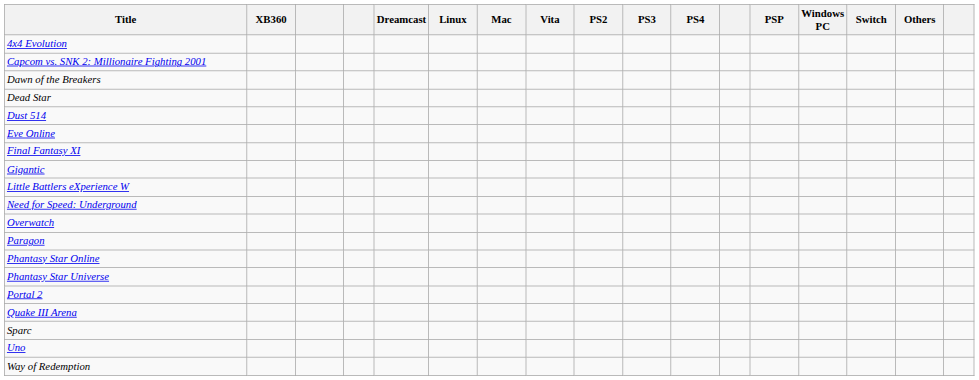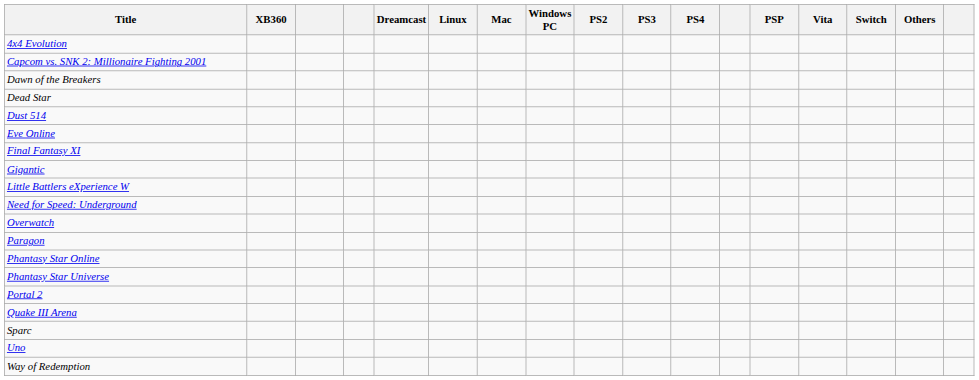columns swapped: (823, 20) <-> (550, 20)
